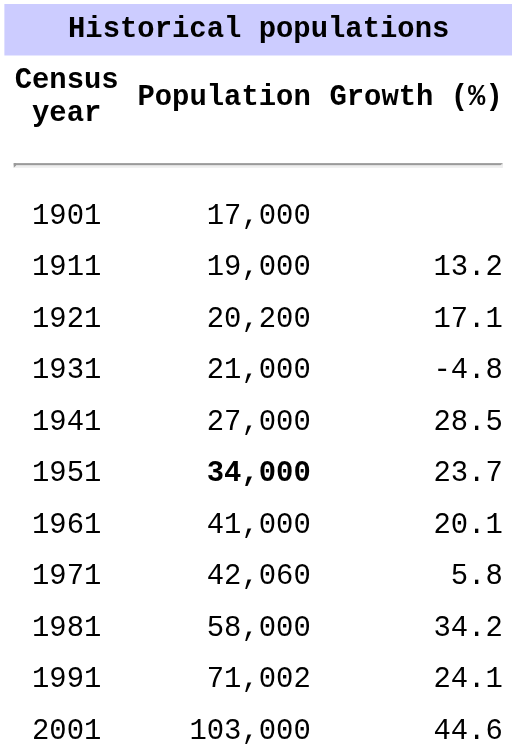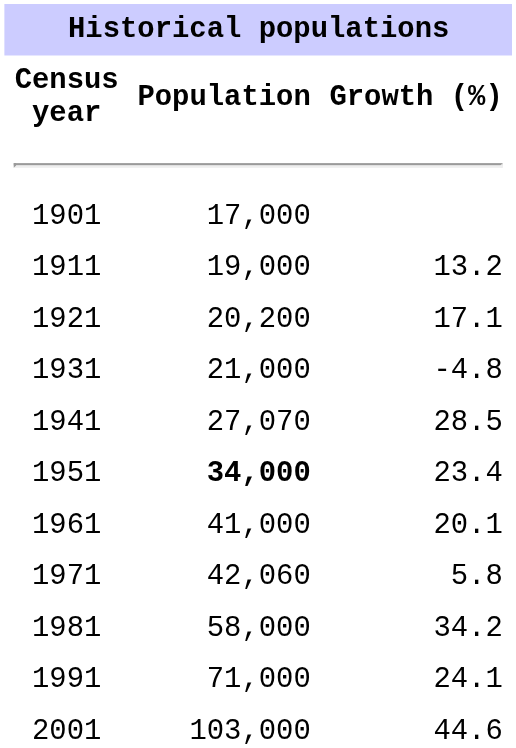(259, 424) 27,000 -> (259, 424) 27,070
(468, 475) 23.7 -> (468, 475) 23.4
(259, 681) 71,002 -> (259, 681) 71,000
